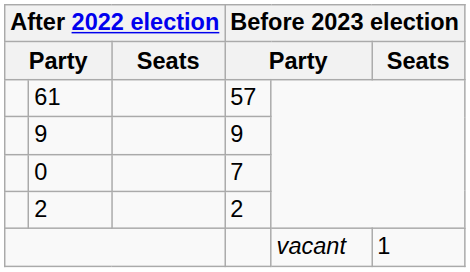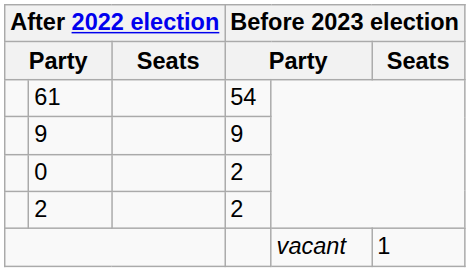(243, 97) 57 -> (243, 97) 54
(237, 172) 7 -> (237, 172) 2
